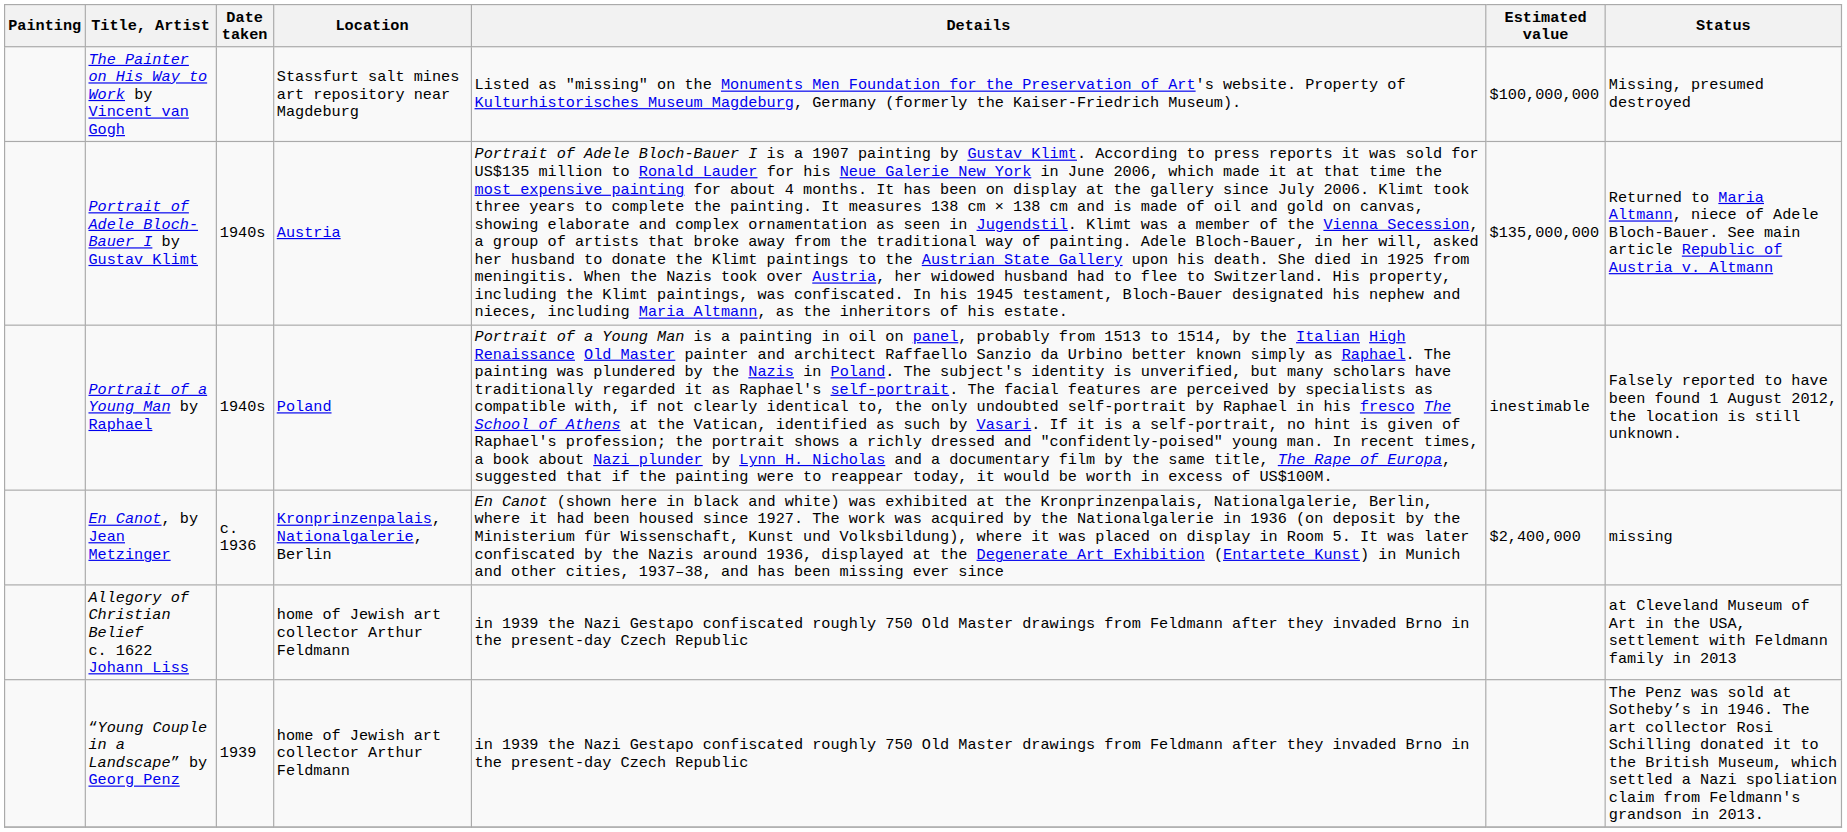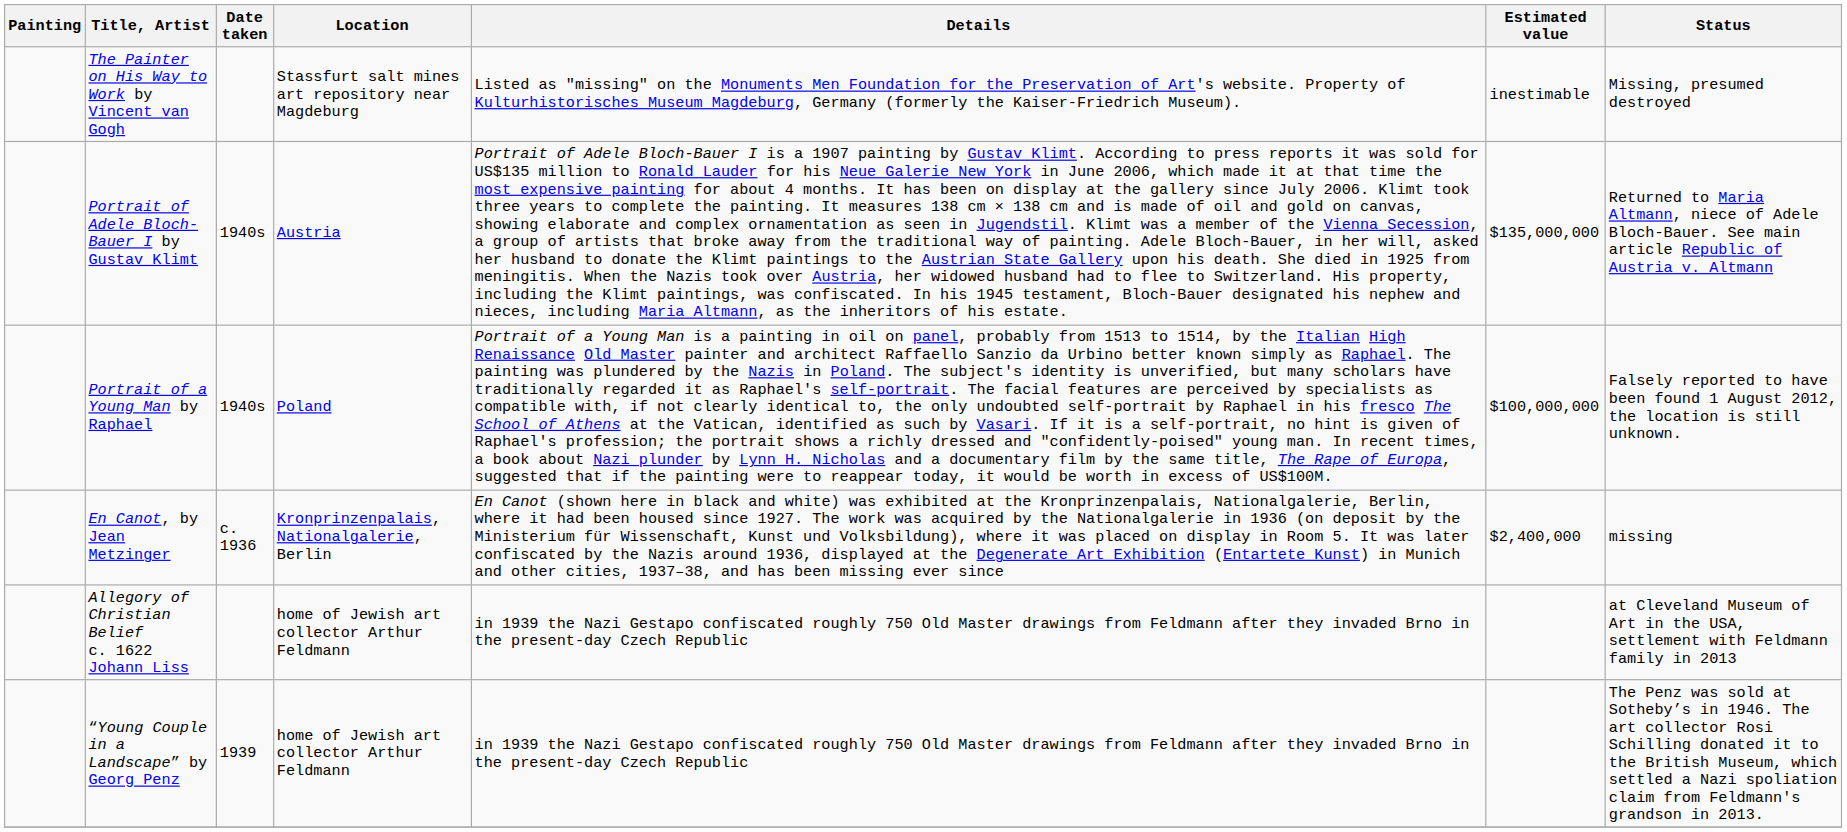(1544, 94) $100,000,000 -> (1540, 94) inestimable
(1540, 407) inestimable -> (1544, 407) $100,000,000
